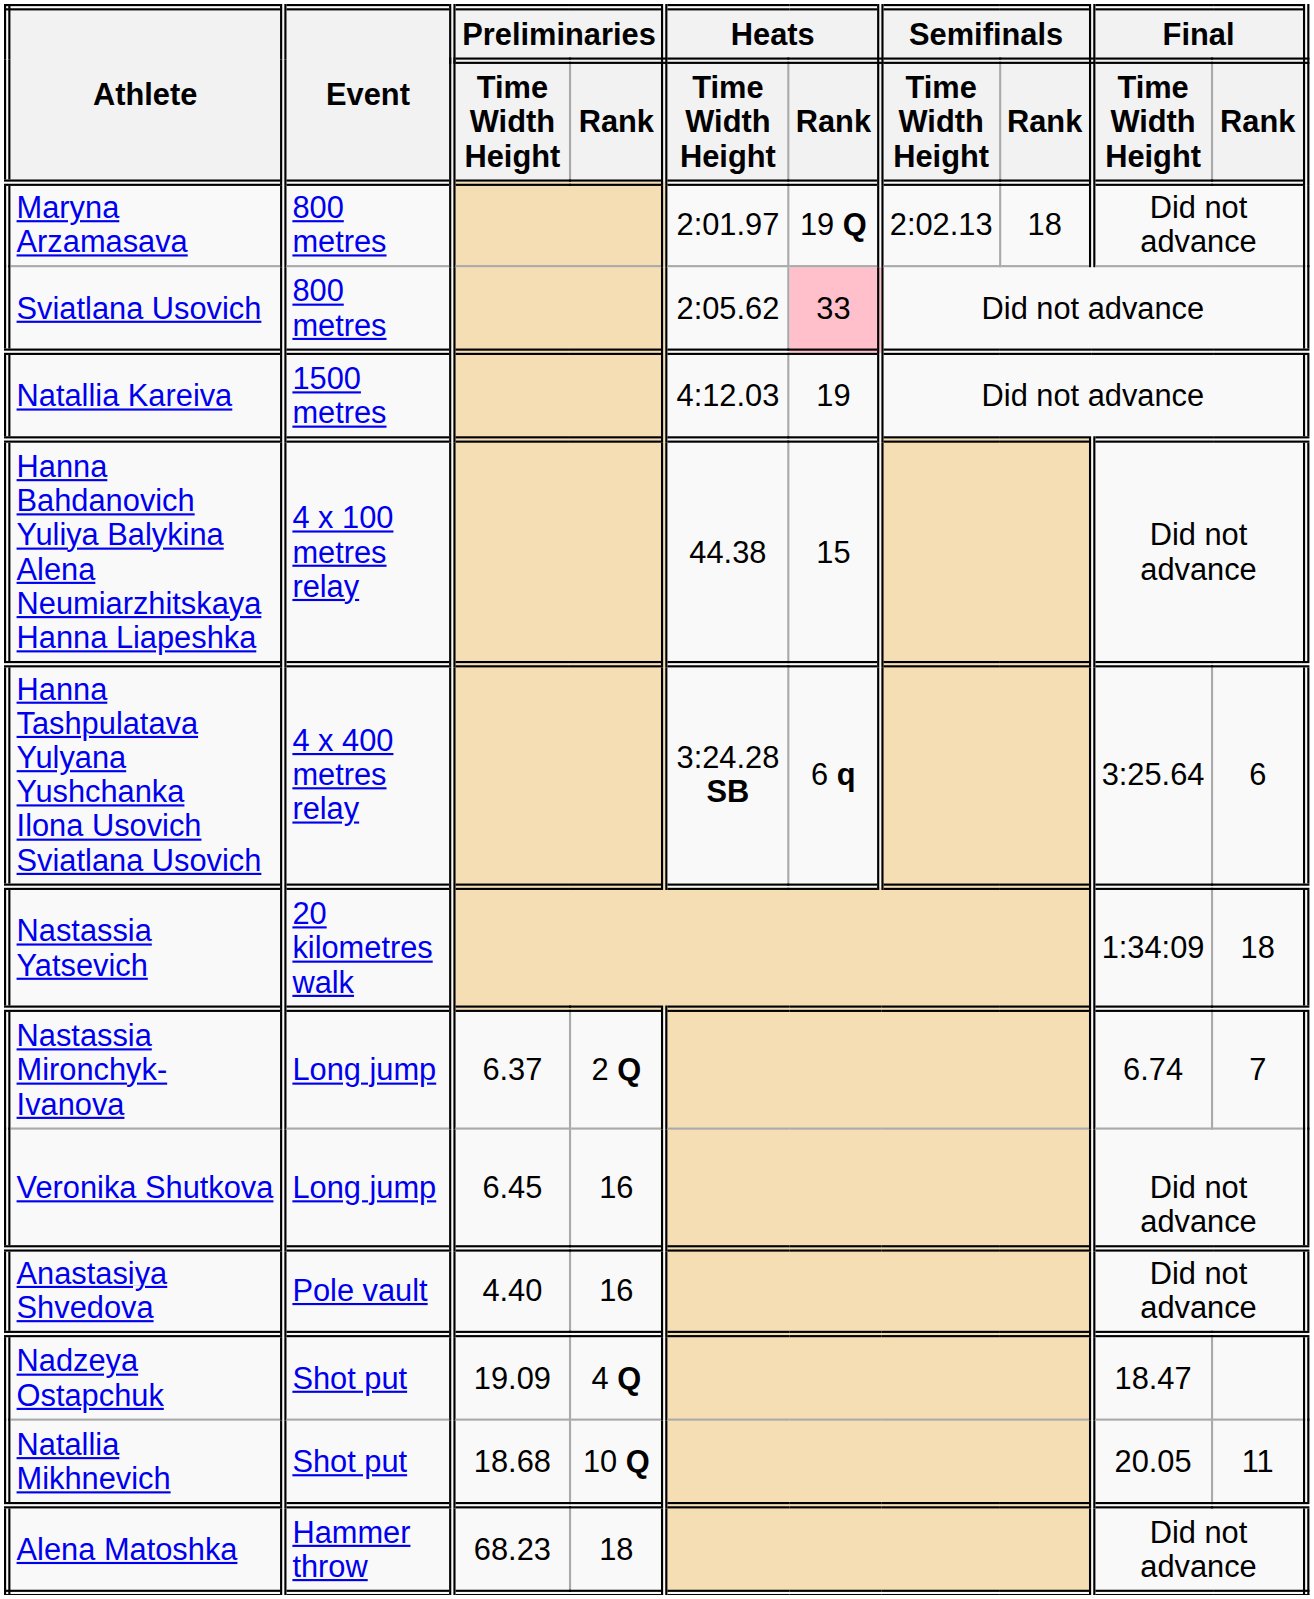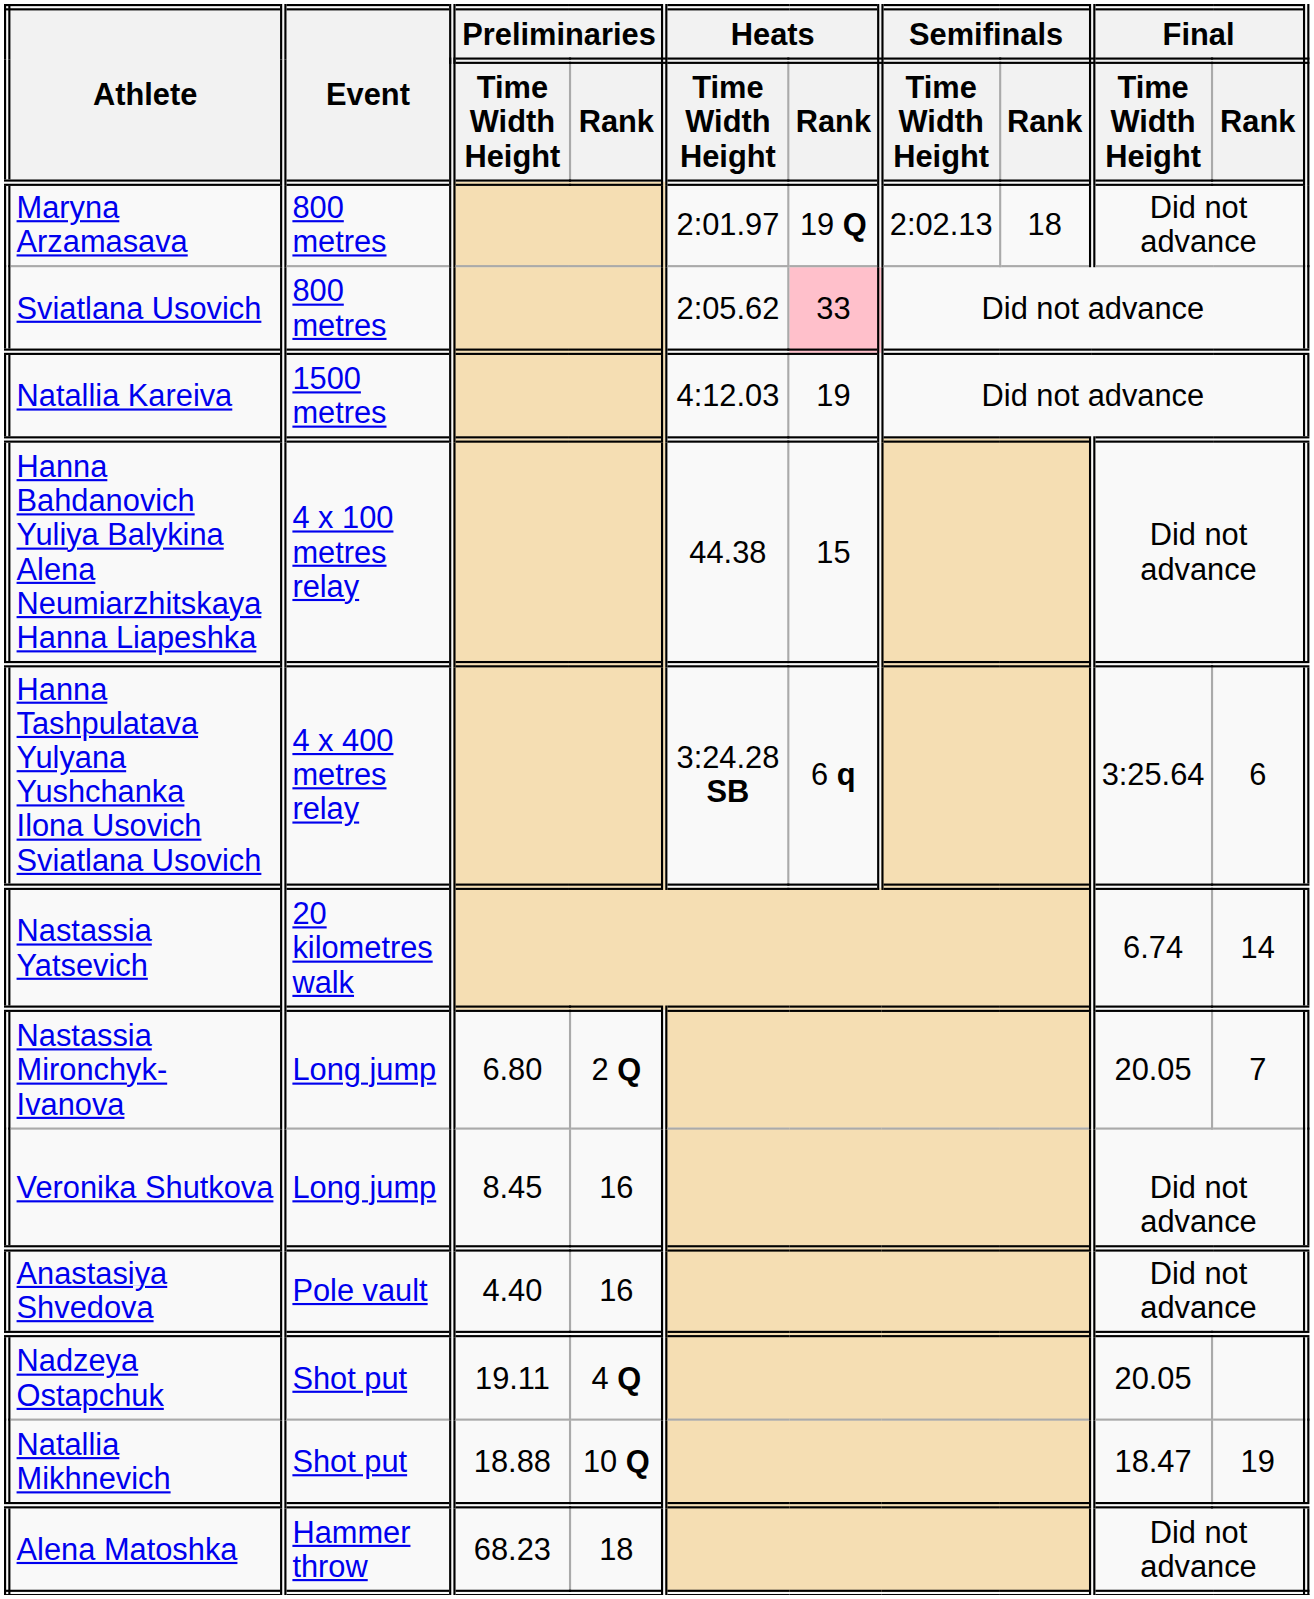(1153, 948) 1:34:09 -> (1153, 948) 6.74
(1258, 948) 18 -> (1258, 948) 14
(512, 1070) 6.37 -> (512, 1070) 6.80
(1153, 1070) 6.74 -> (1153, 1070) 20.05
(512, 1187) 6.45 -> (512, 1187) 8.45
(512, 1379) 19.09 -> (512, 1379) 19.11
(1153, 1379) 18.47 -> (1153, 1379) 20.05
(512, 1461) 18.68 -> (512, 1461) 18.88
(1153, 1461) 20.05 -> (1153, 1461) 18.47
(1258, 1461) 11 -> (1258, 1461) 19
